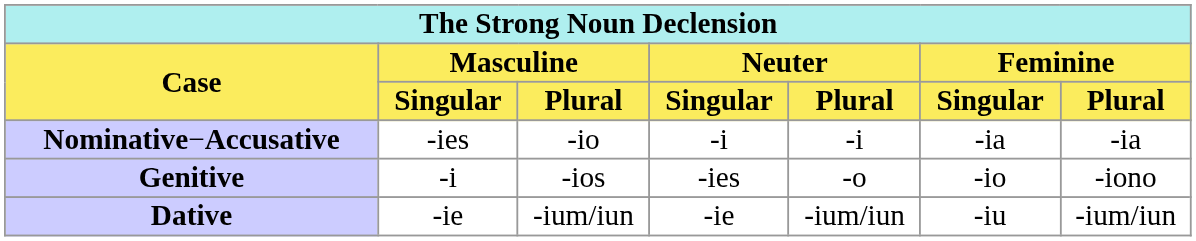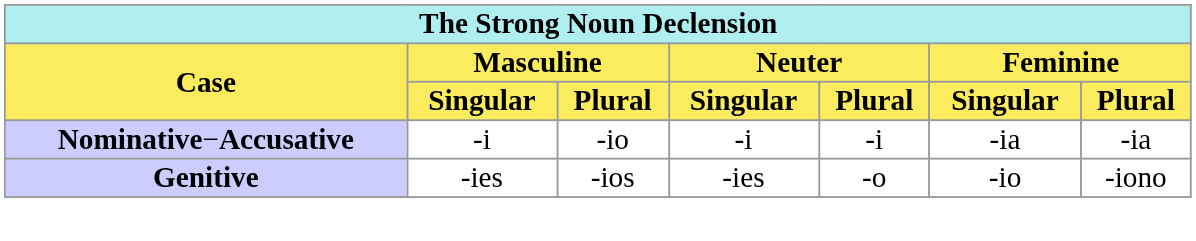(448, 139) -ies -> (482, 139) -i
(448, 177) -i -> (482, 177) -ies
- row: (192, 215)
